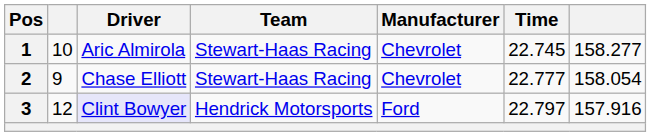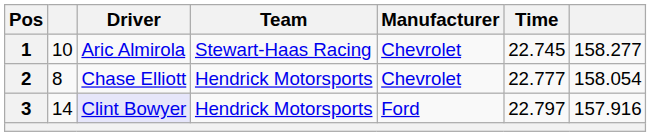(57, 79) 9 -> (57, 79) 8
(283, 79) Stewart-Haas Racing -> (284, 79) Hendrick Motorsports
(62, 108) 12 -> (62, 108) 14
